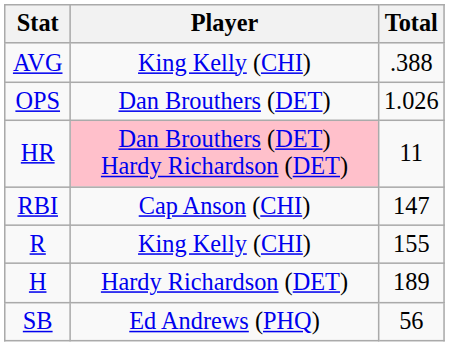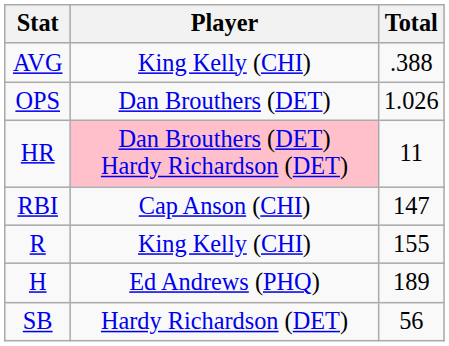(224, 282) Hardy Richardson (DET) -> (225, 282) Ed Andrews (PHQ)
(225, 321) Ed Andrews (PHQ) -> (224, 321) Hardy Richardson (DET)
